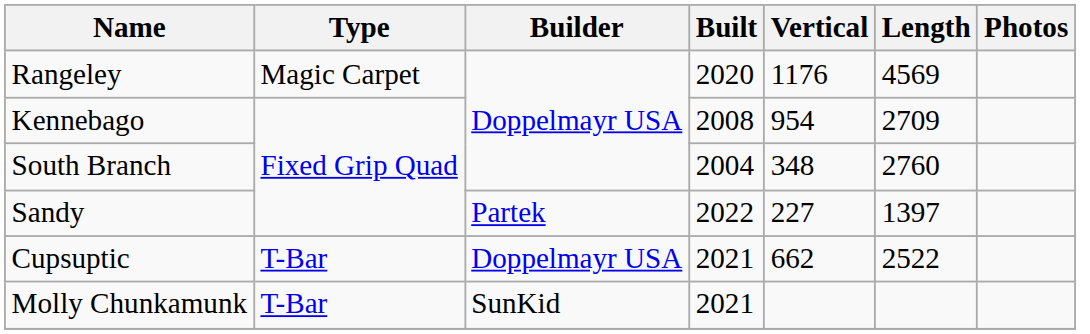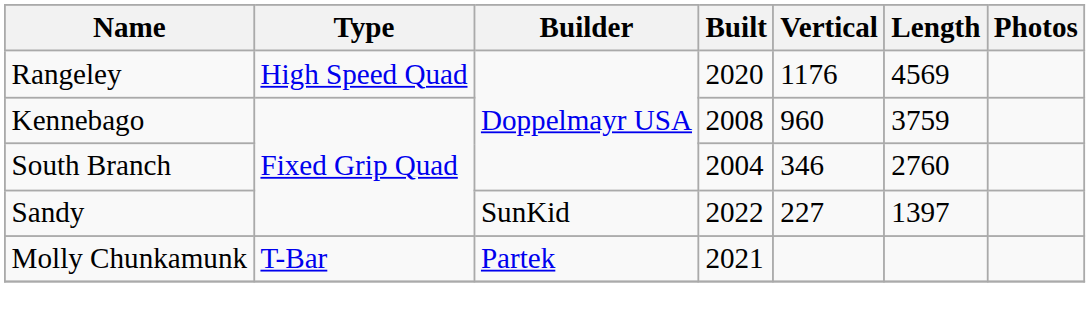(340, 73) Magic Carpet -> (364, 73) High Speed Quad
(793, 119) 954 -> (802, 119) 960
(911, 119) 2709 -> (920, 119) 3759
(793, 166) 348 -> (802, 166) 346
(508, 212) Partek -> (525, 212) SunKid
- row: (71, 258)
(516, 304) SunKid -> (518, 258) Partek
